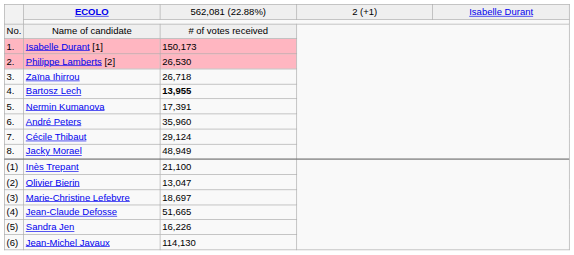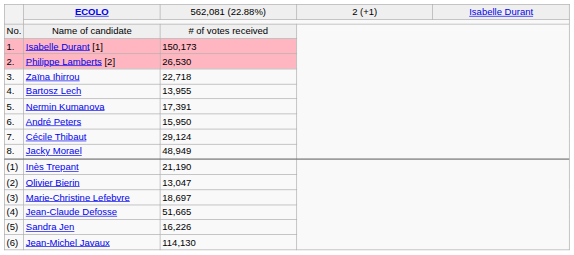(177, 77) 26,718 -> (177, 77) 22,718
(177, 92) bold -> (177, 92) normal
(177, 122) 35,960 -> (177, 122) 15,950
(177, 167) 21,100 -> (177, 167) 21,190
